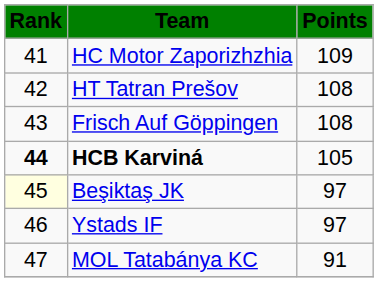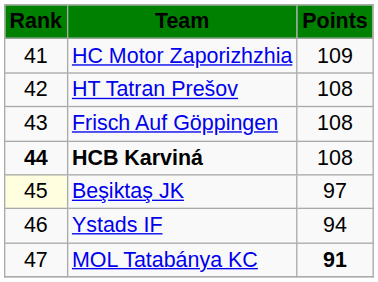(335, 157) 105 -> (335, 157) 108
(335, 225) 97 -> (335, 225) 94
(335, 259) normal -> (335, 259) bold
